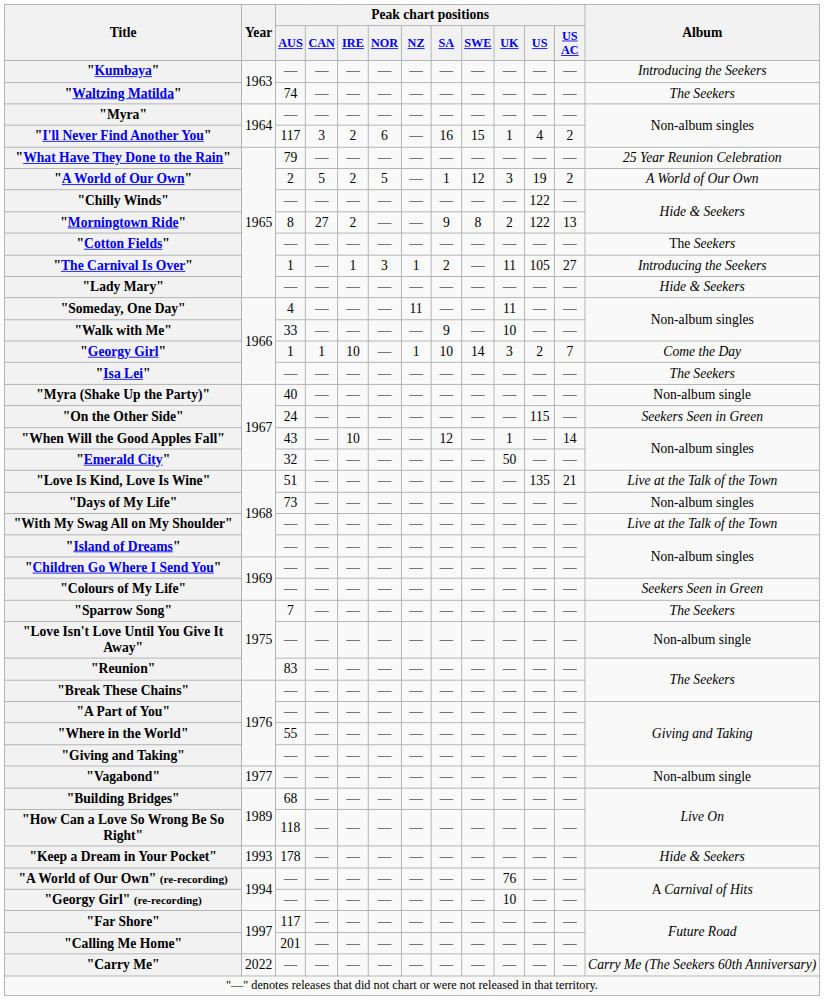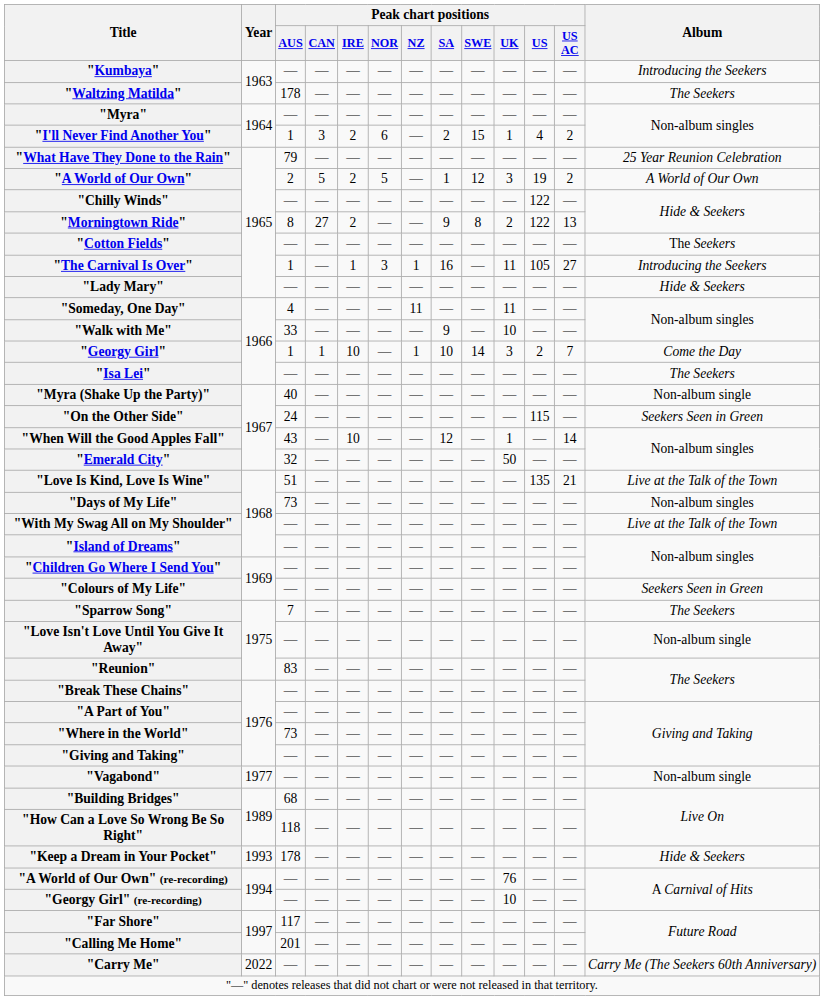(290, 93) 74 -> (290, 93) 178
(290, 136) 117 -> (290, 136) 1
(446, 136) 16 -> (446, 136) 2
(446, 265) 2 -> (446, 265) 16
(290, 733) 55 -> (290, 733) 73
